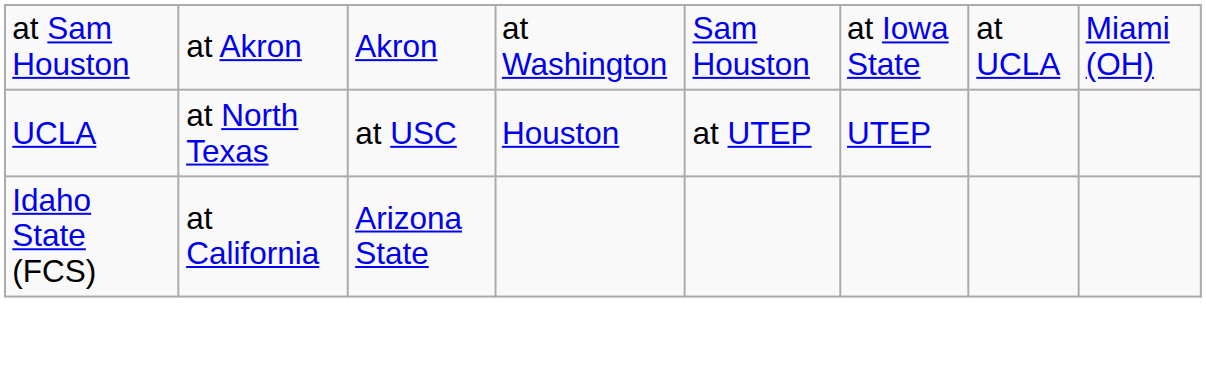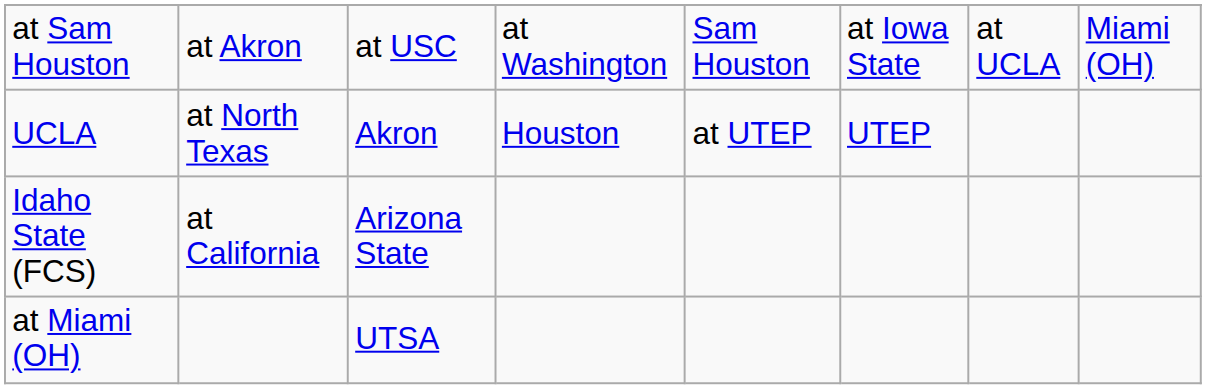(396, 47) Akron -> (406, 47) at USC
(406, 132) at USC -> (396, 132) Akron
+ row: (72, 339)
